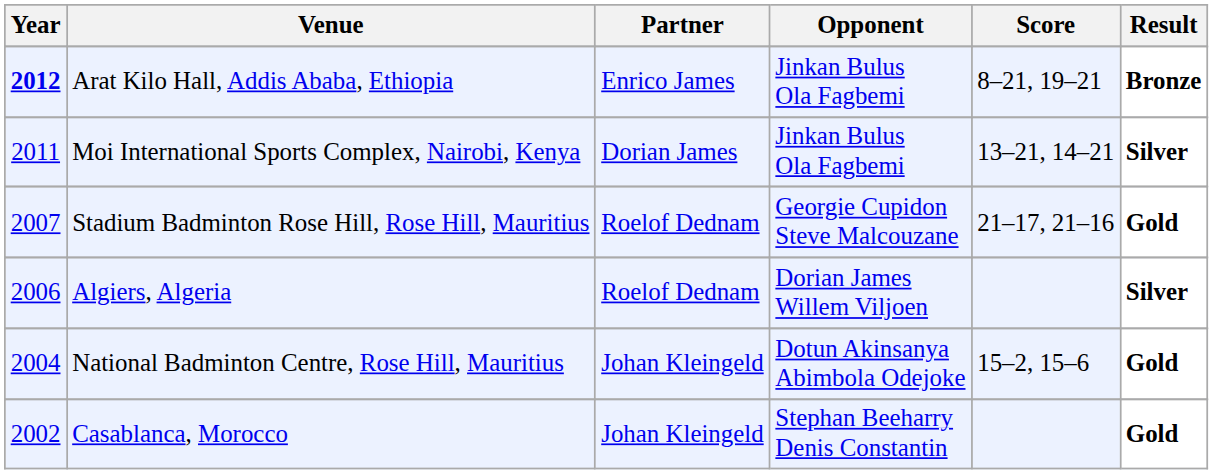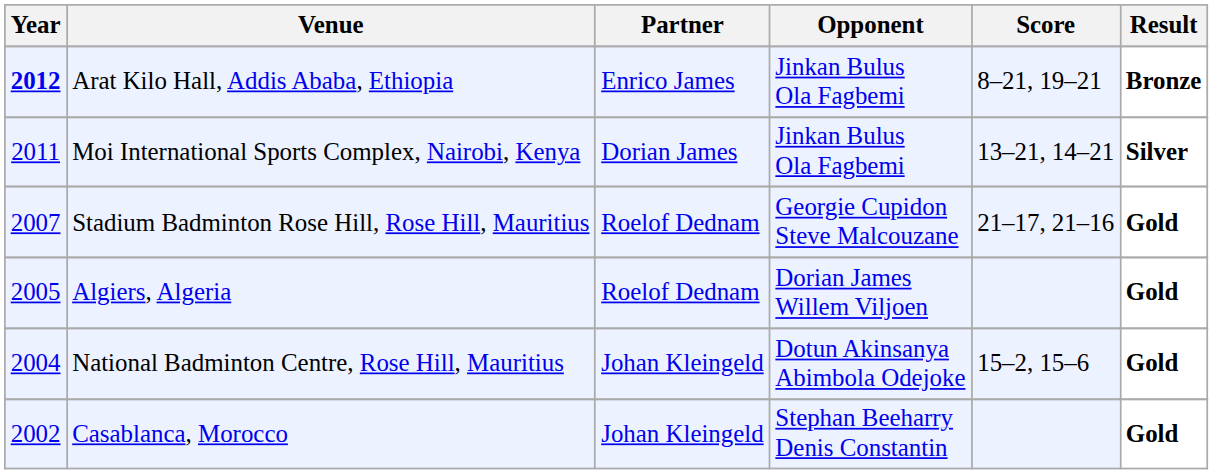(36, 292) 2006 -> (36, 292) 2005
(1157, 292) Silver -> (1152, 292) Gold
